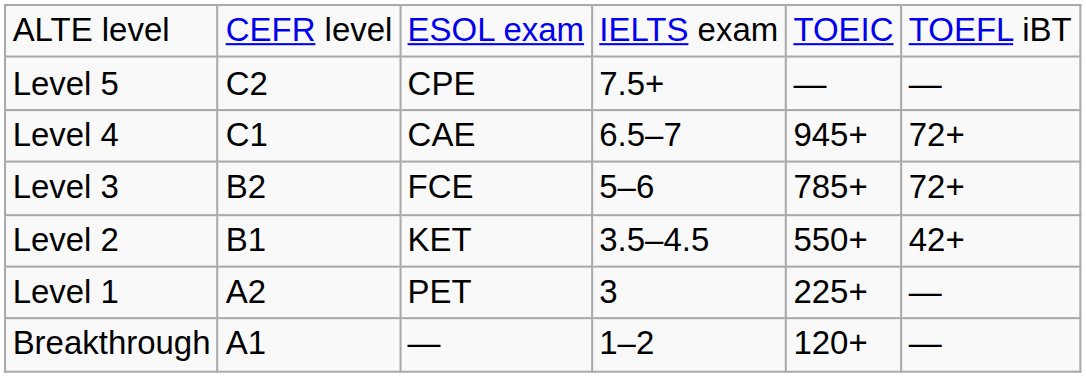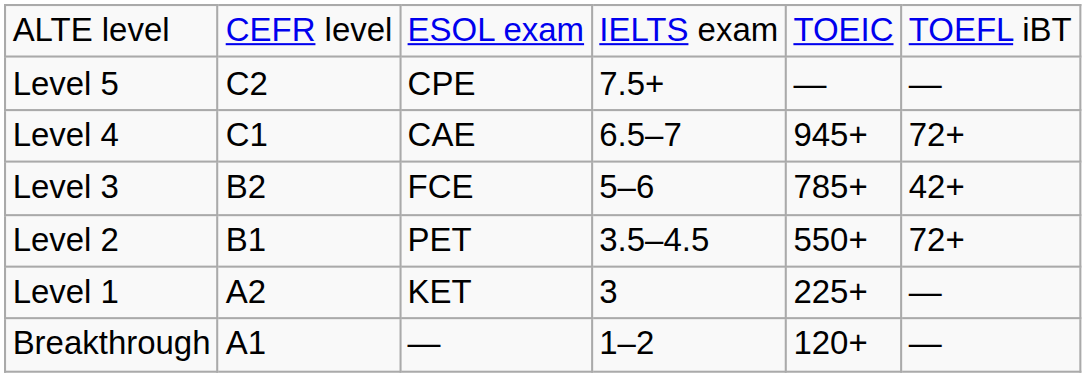(937, 187) 72+ -> (937, 187) 42+
(440, 239) KET -> (440, 239) PET
(937, 239) 42+ -> (937, 239) 72+
(440, 291) PET -> (440, 291) KET
